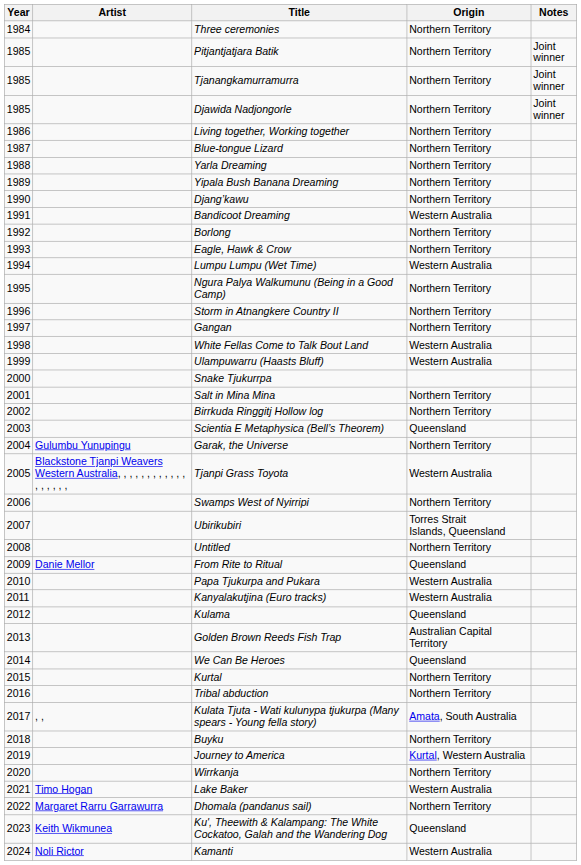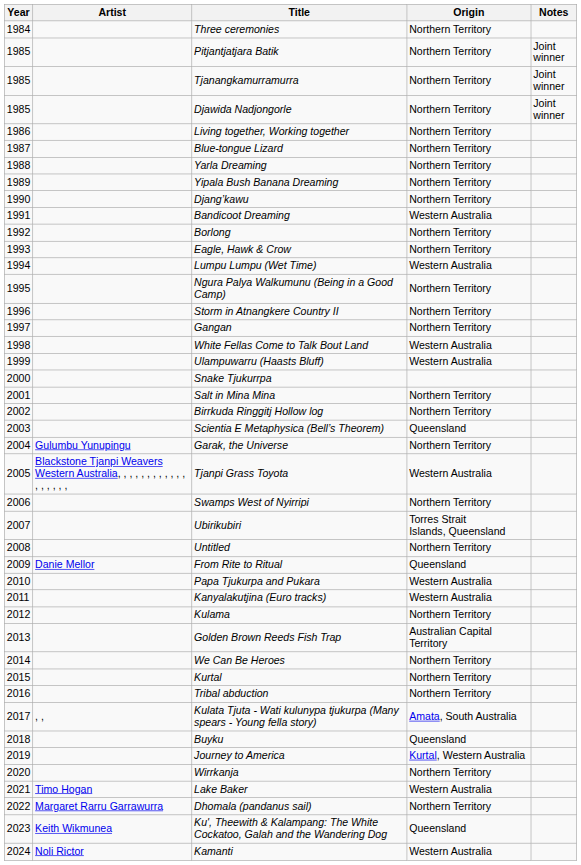(438, 615) Queensland -> (450, 615) Northern Territory
(438, 660) Queensland -> (450, 660) Northern Territory
(450, 739) Northern Territory -> (438, 739) Queensland
